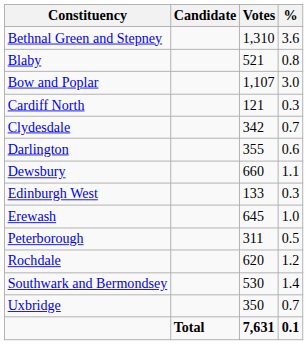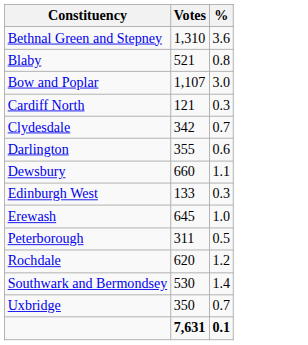- column: (205, 15)
